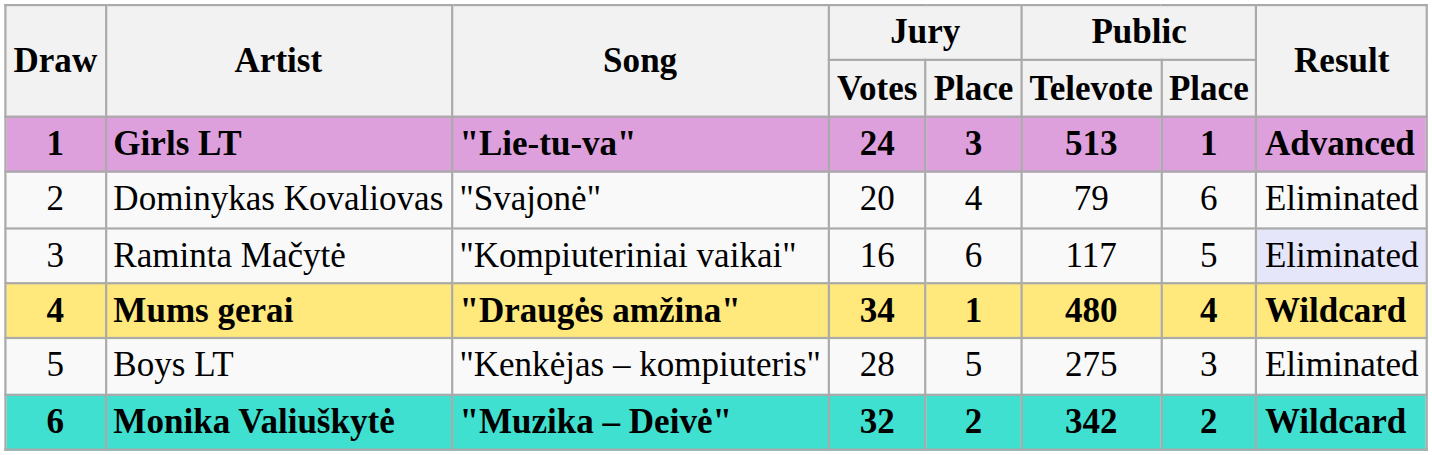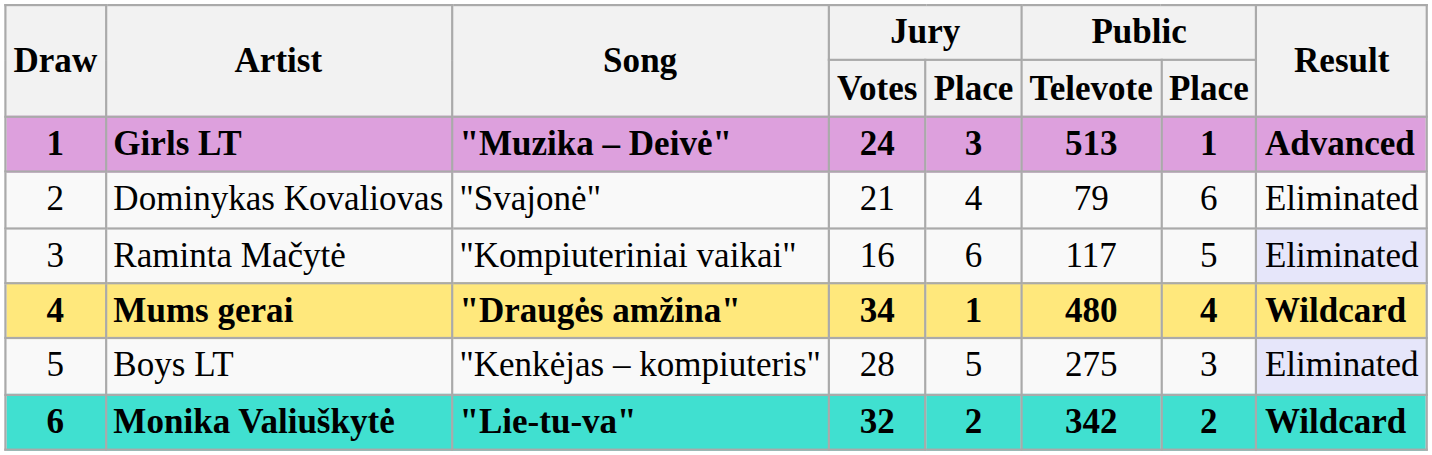(548, 143) "Lie-tu-va" -> (596, 143) "Muzika – Deivė"
(877, 198) 20 -> (877, 198) 21
(1342, 365) no background -> (1342, 365) lavender background
(596, 421) "Muzika – Deivė" -> (548, 421) "Lie-tu-va"
